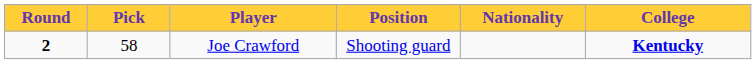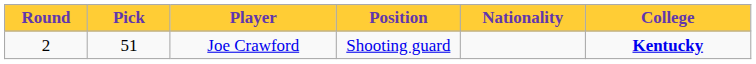(46, 44) bold -> (46, 44) normal
(129, 44) 58 -> (129, 44) 51
